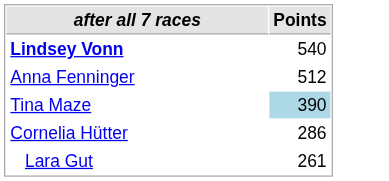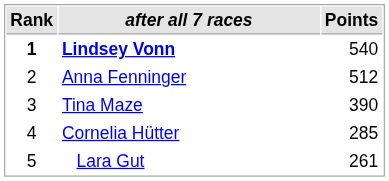+ column: (32, 20)
(312, 105) lightblue background -> (364, 105) no background
(312, 133) 286 -> (364, 133) 285
